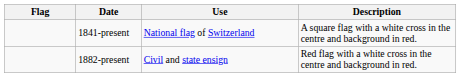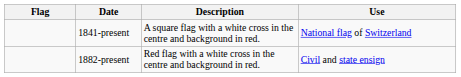columns swapped: (220, 12) <-> (377, 12)
